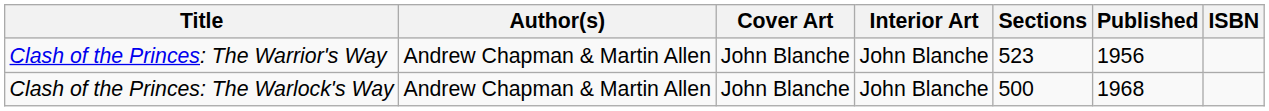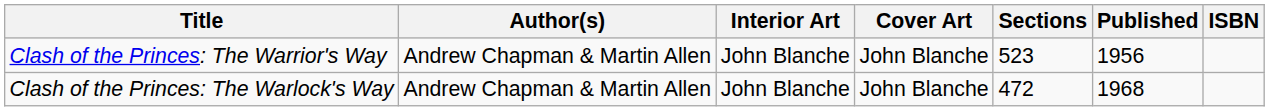columns swapped: (785, 21) <-> (924, 21)
(1016, 88) 500 -> (1016, 88) 472
